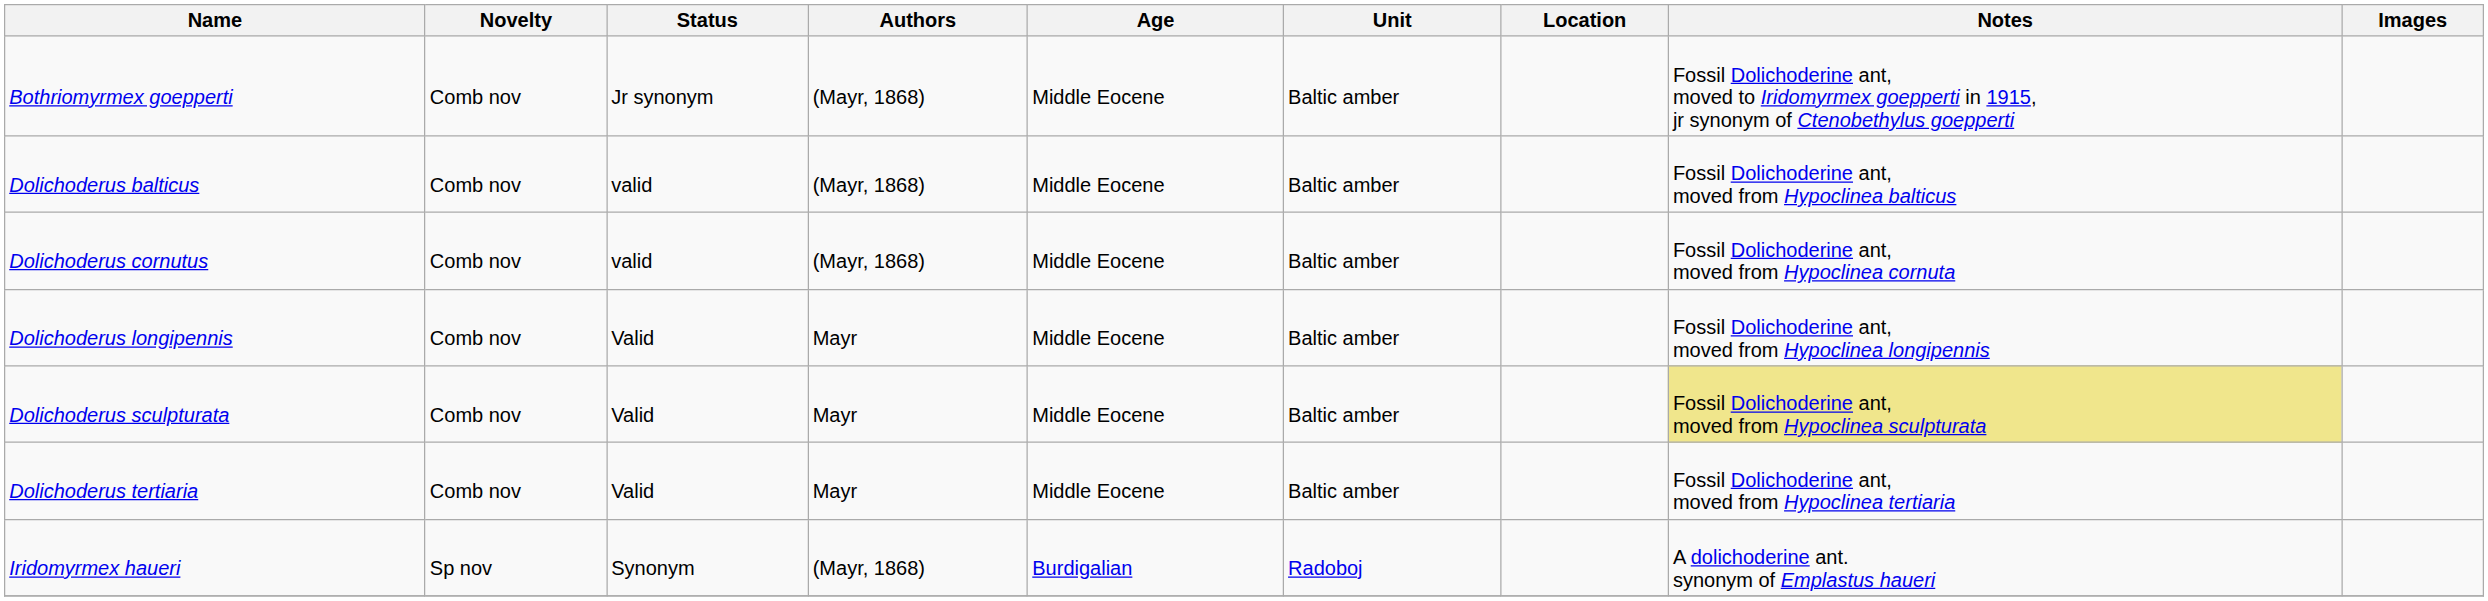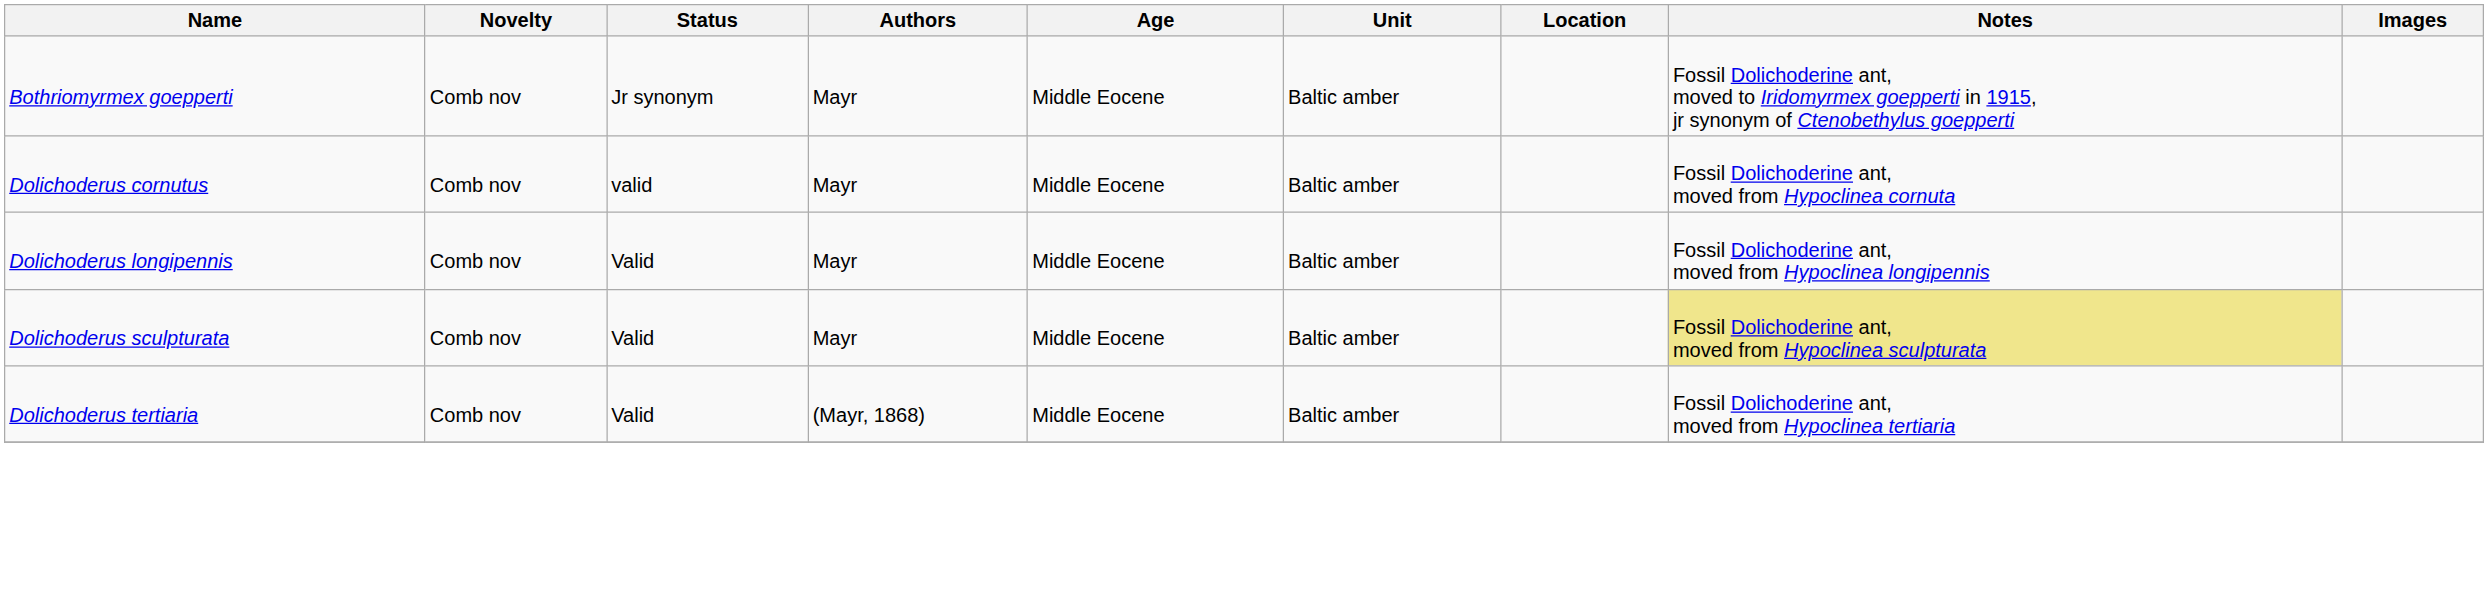(869, 97) (Mayr, 1868) -> (835, 97) Mayr
- row: (104, 185)
(869, 261) (Mayr, 1868) -> (835, 185) Mayr
(835, 491) Mayr -> (869, 415) (Mayr, 1868)
- row: (95, 568)
